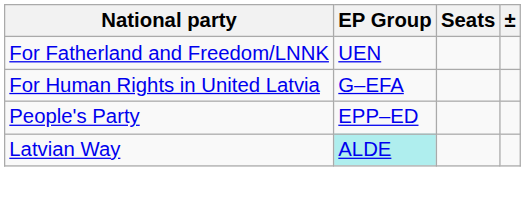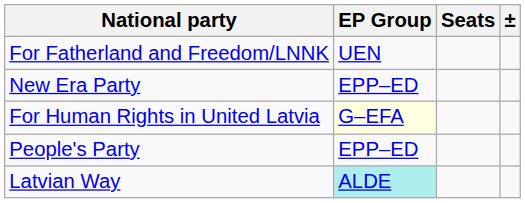+ row: (75, 85)
(371, 85) no background -> (371, 117) lightyellow background
